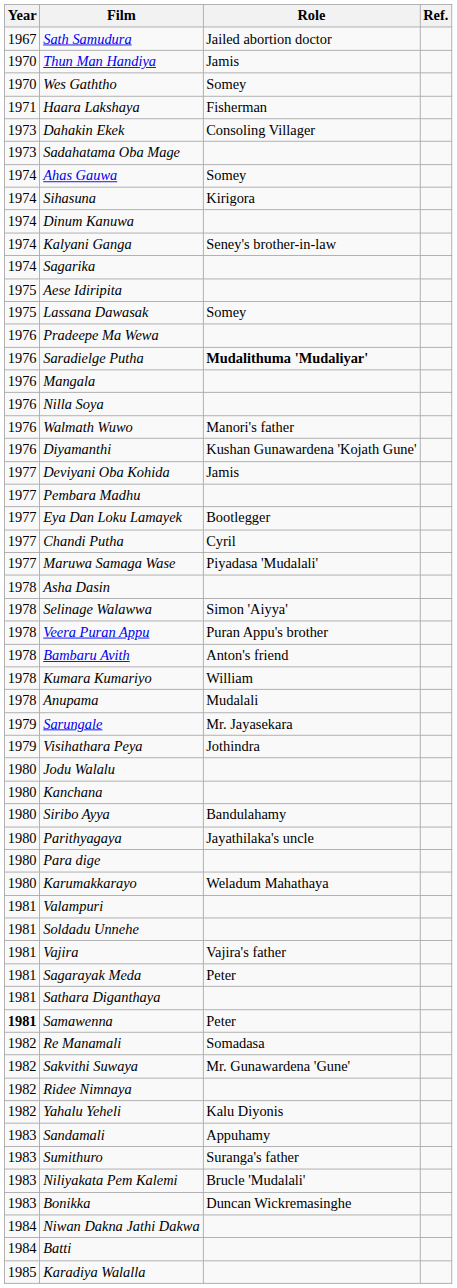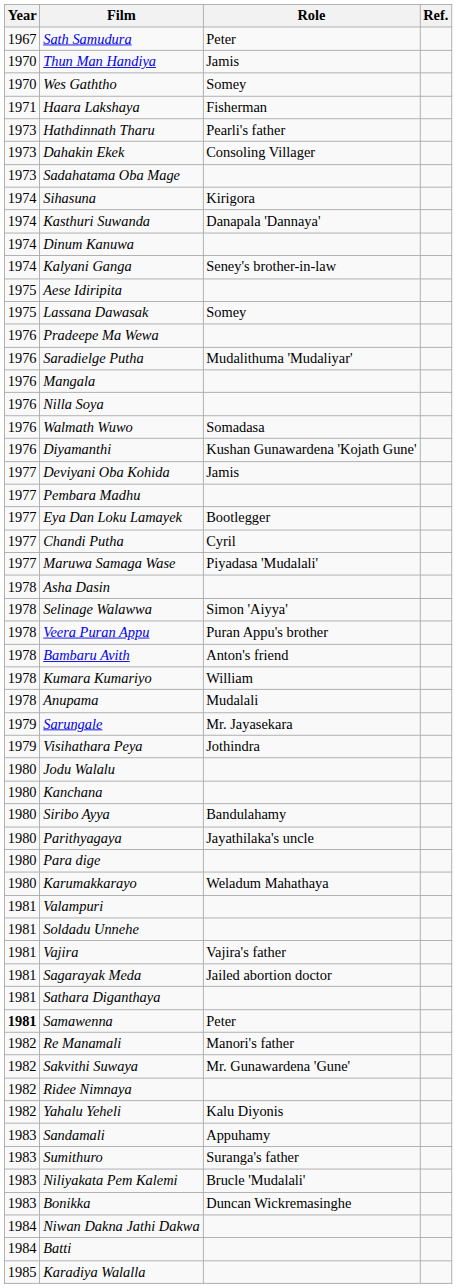(269, 38) Jailed abortion doctor -> (221, 38) Peter
+ row: (99, 130)
- row: (80, 175)
+ row: (97, 221)
- row: (69, 267)
(287, 358) bold -> (279, 358) normal
(250, 426) Manori's father -> (235, 426) Somadasa
(221, 975) Peter -> (269, 975) Jailed abortion doctor
(235, 1043) Somadasa -> (250, 1043) Manori's father
